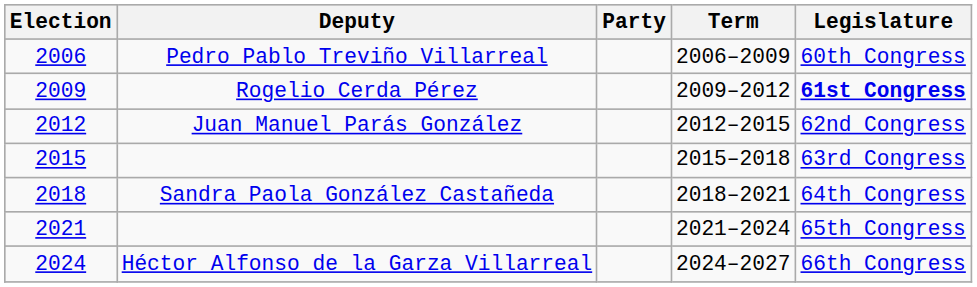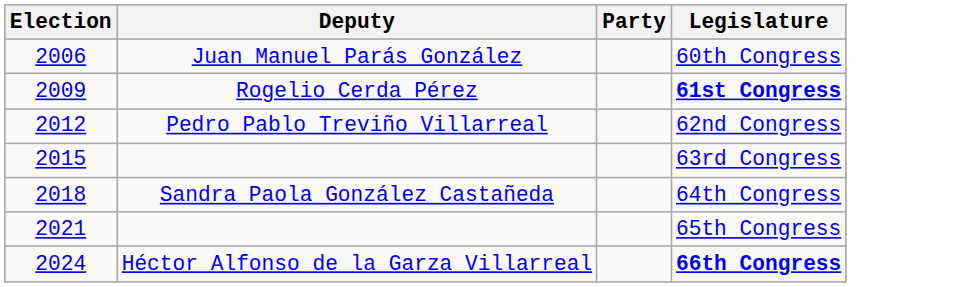- column: (733, 22)
(357, 57) Pedro Pablo Treviño Villarreal -> (357, 57) Juan Manuel Parás González
(357, 126) Juan Manuel Parás González -> (357, 126) Pedro Pablo Treviño Villarreal
(883, 264) normal -> (759, 264) bold
